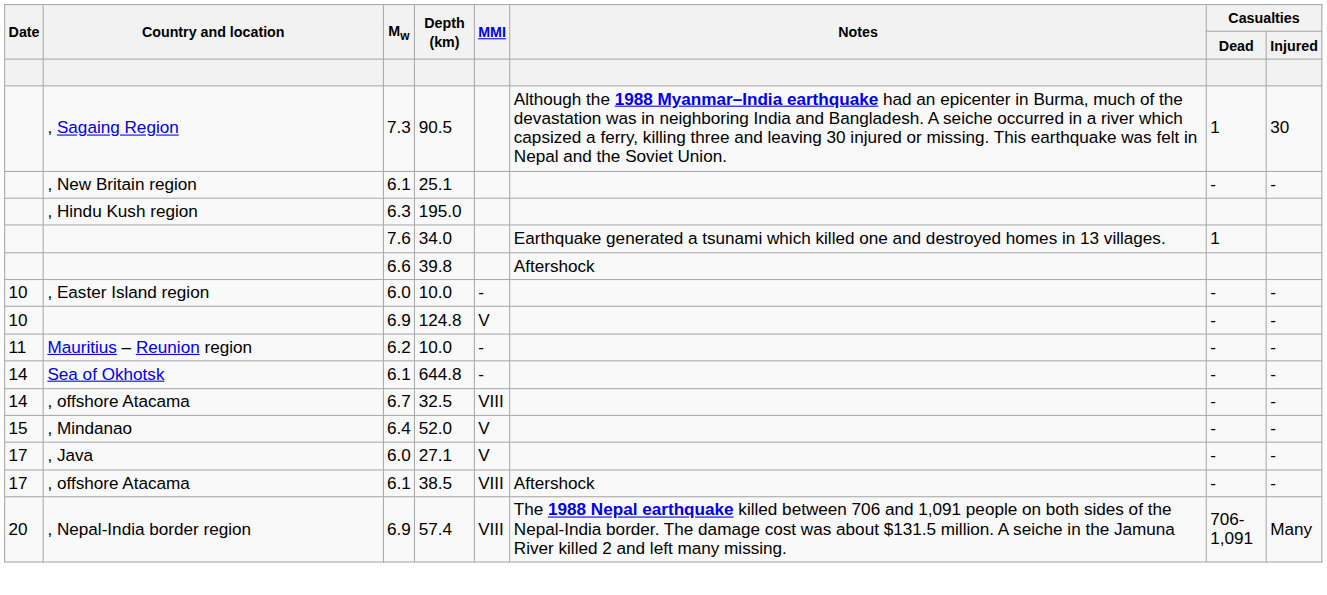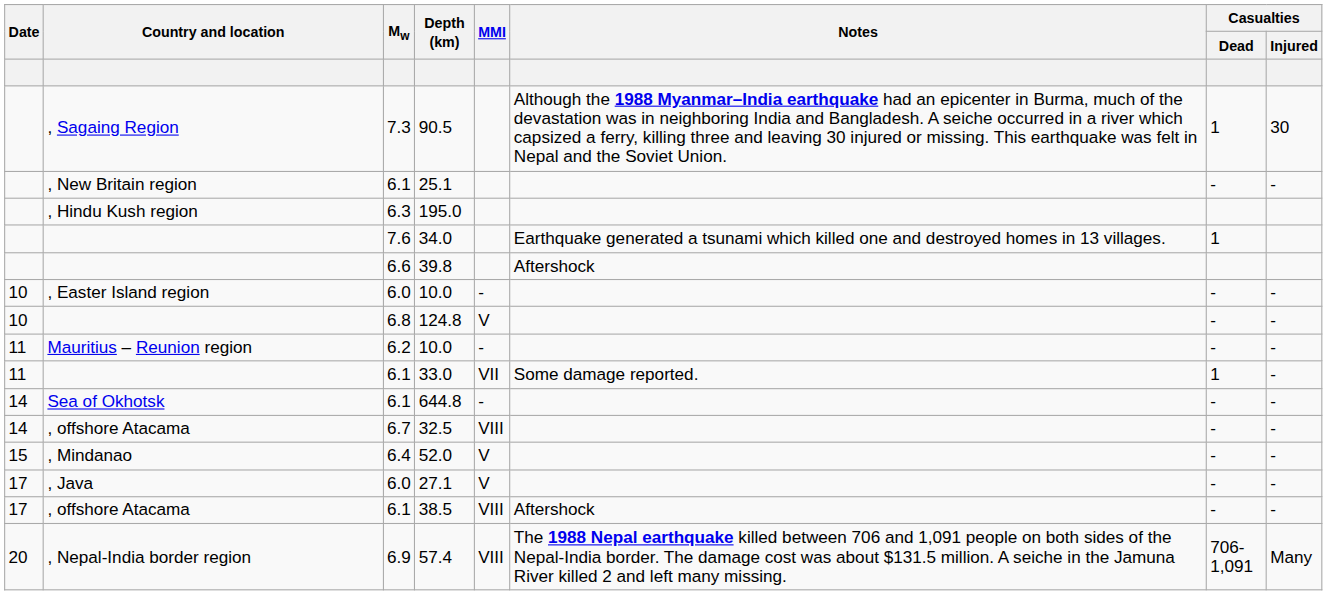(399, 320) 6.9 -> (399, 320) 6.8
+ row: (213, 375)
